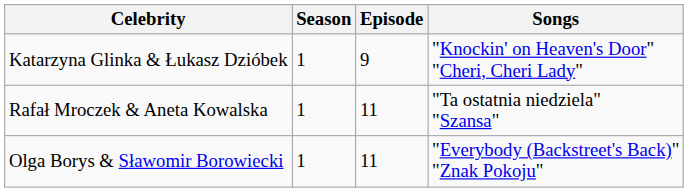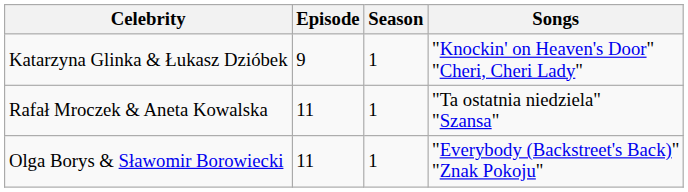columns swapped: (324, 19) <-> (392, 19)
